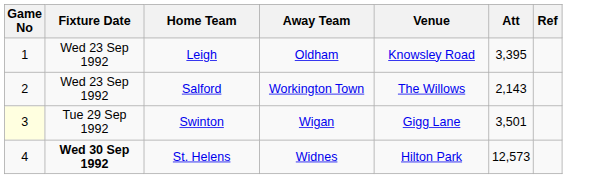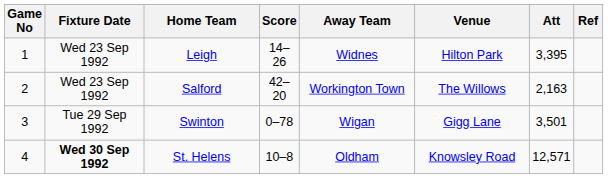+ column: (279, 21)
(317, 55) Oldham -> (357, 55) Widnes
(432, 55) Knowsley Road -> (472, 55) Hilton Park
(511, 89) 2,143 -> (551, 89) 2,163
(25, 122) lightyellow background -> (25, 122) no background
(317, 156) Widnes -> (357, 156) Oldham
(432, 156) Hilton Park -> (472, 156) Knowsley Road
(511, 156) 12,573 -> (551, 156) 12,571
